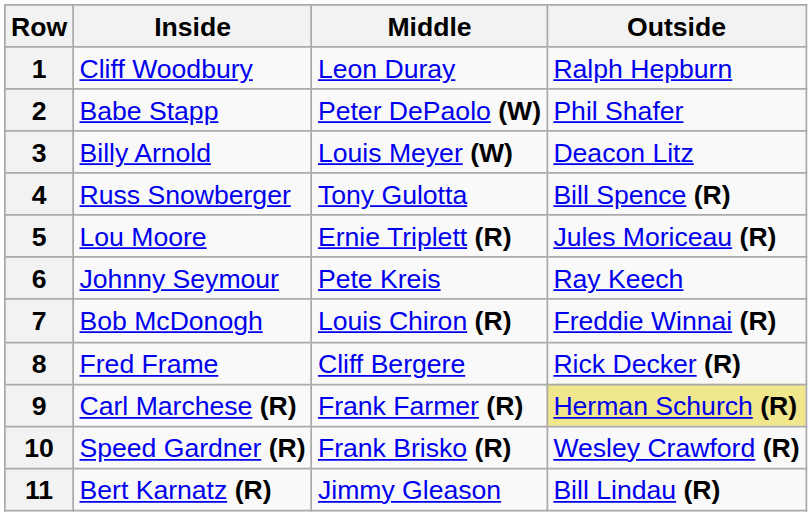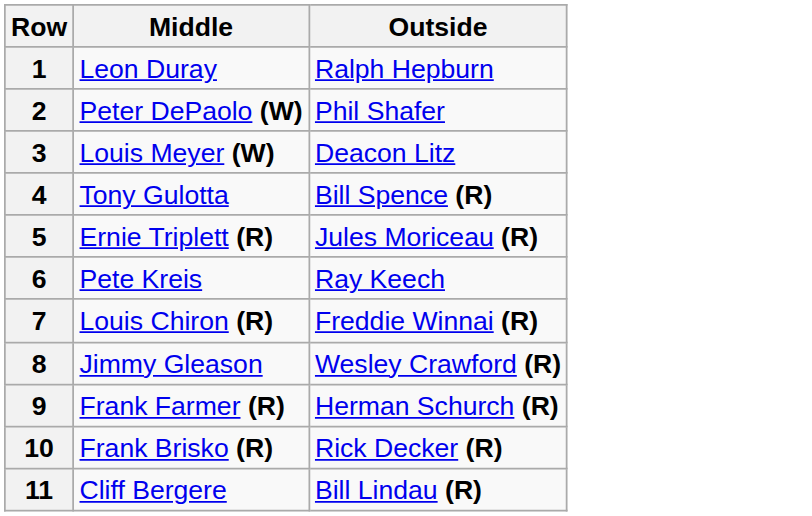- column: (193, 26)
(392, 363) Cliff Bergere -> (171, 363) Jimmy Gleason
(647, 363) Rick Decker (R) -> (438, 363) Wesley Crawford (R)
(675, 405) khaki background -> (437, 405) no background
(676, 447) Wesley Crawford (R) -> (409, 447) Rick Decker (R)
(410, 489) Jimmy Gleason -> (153, 489) Cliff Bergere
